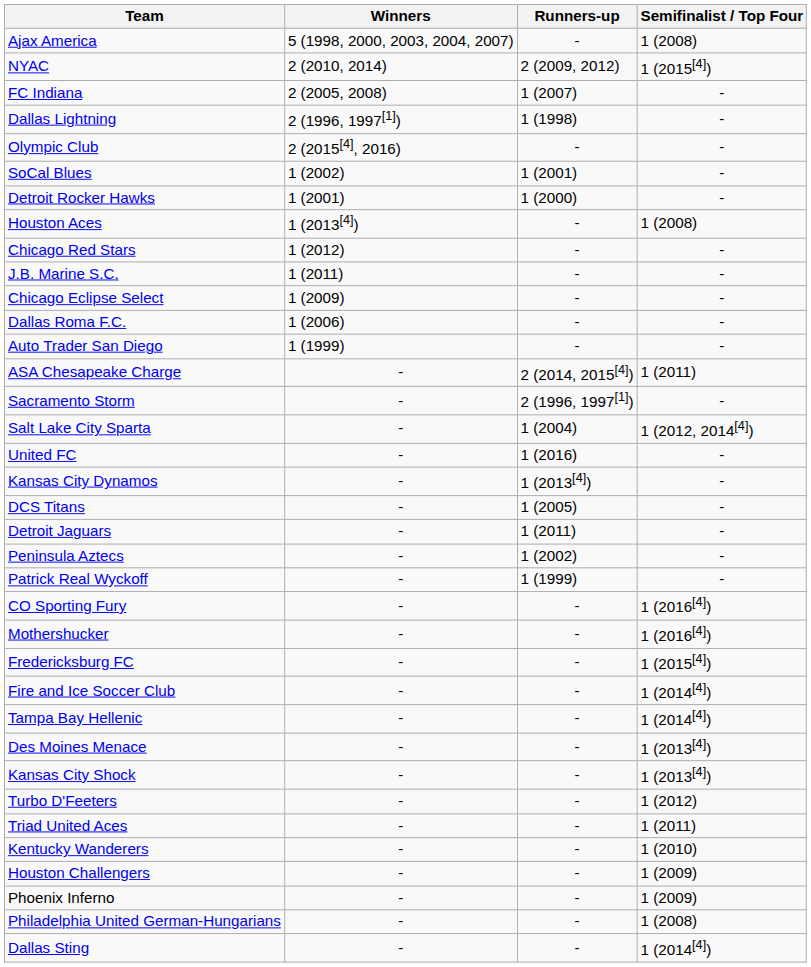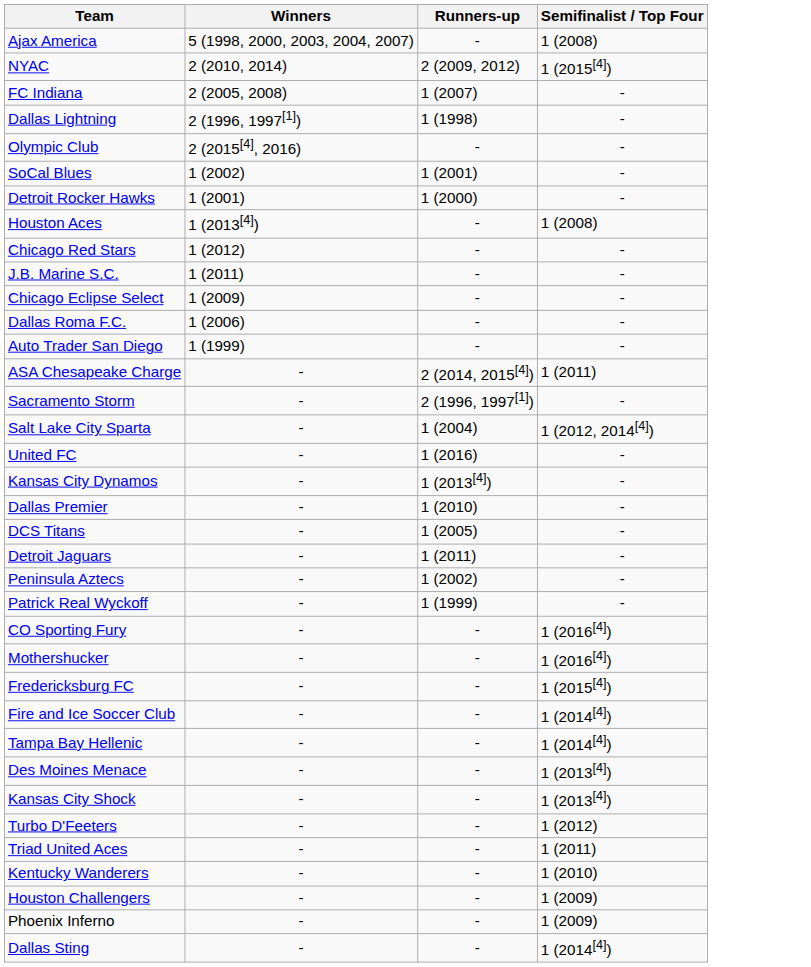+ row: (58, 507)
- row: (144, 921)
